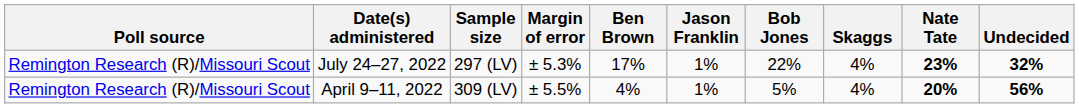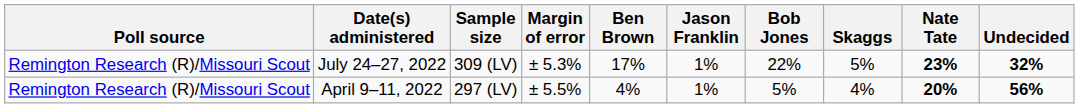(486, 64) 297 (LV) -> (486, 64) 309 (LV)
(862, 64) 4% -> (862, 64) 5%
(486, 90) 309 (LV) -> (486, 90) 297 (LV)
